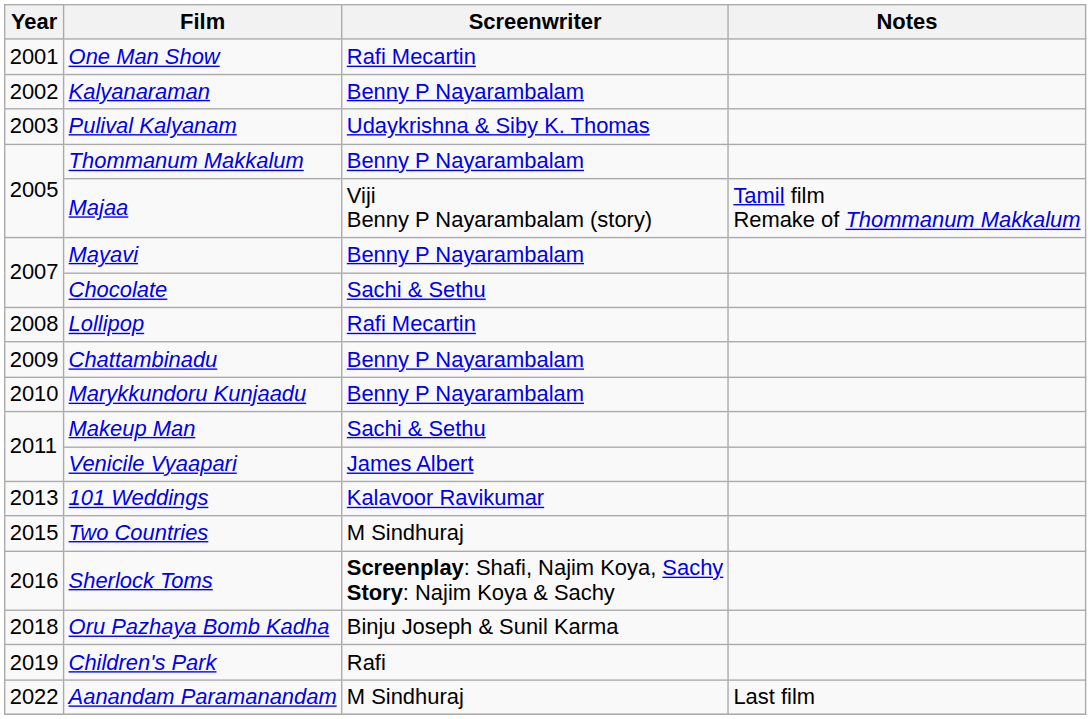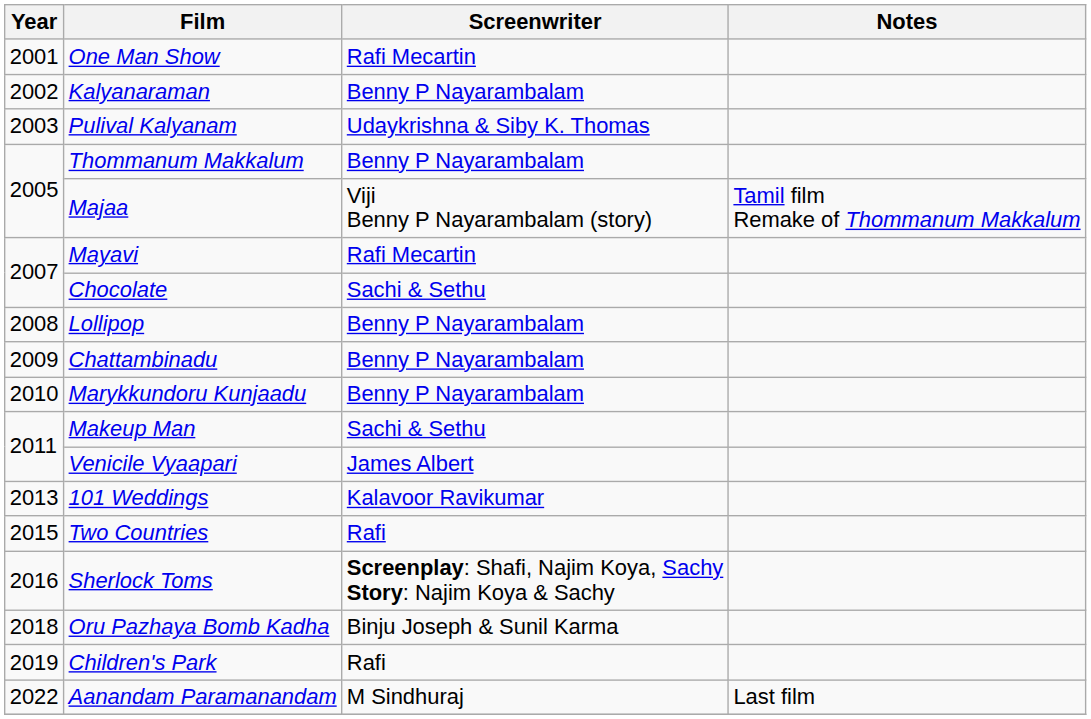(465, 255) Benny P Nayarambalam -> (411, 255) Rafi Mecartin
(411, 324) Rafi Mecartin -> (465, 324) Benny P Nayarambalam
(405, 533) M Sindhuraj -> (366, 533) Rafi
